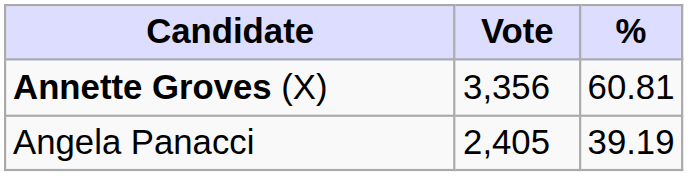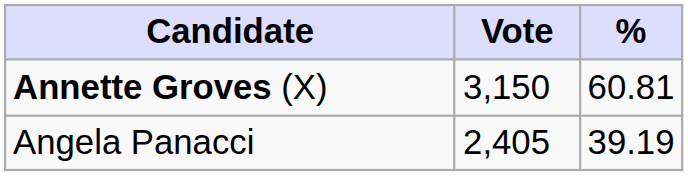(507, 87) 3,356 -> (507, 87) 3,150
